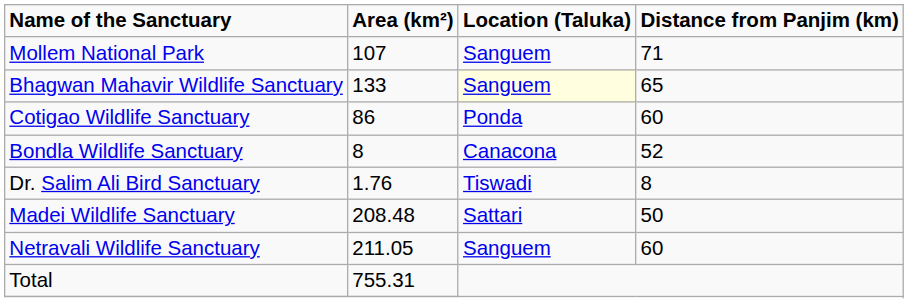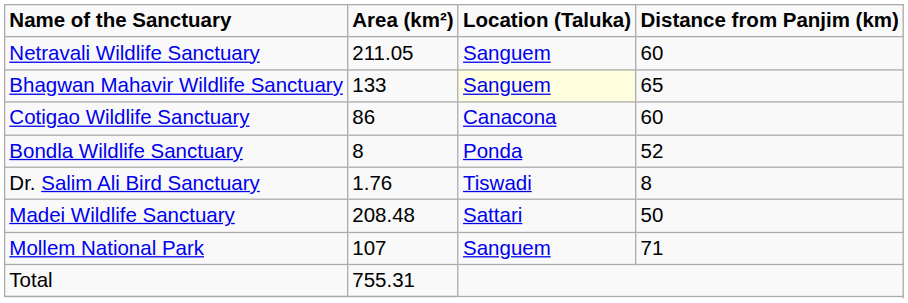rows swapped: (107, 53) <-> (135, 248)
(493, 118) Ponda -> (510, 118) Canacona
(510, 150) Canacona -> (493, 150) Ponda
